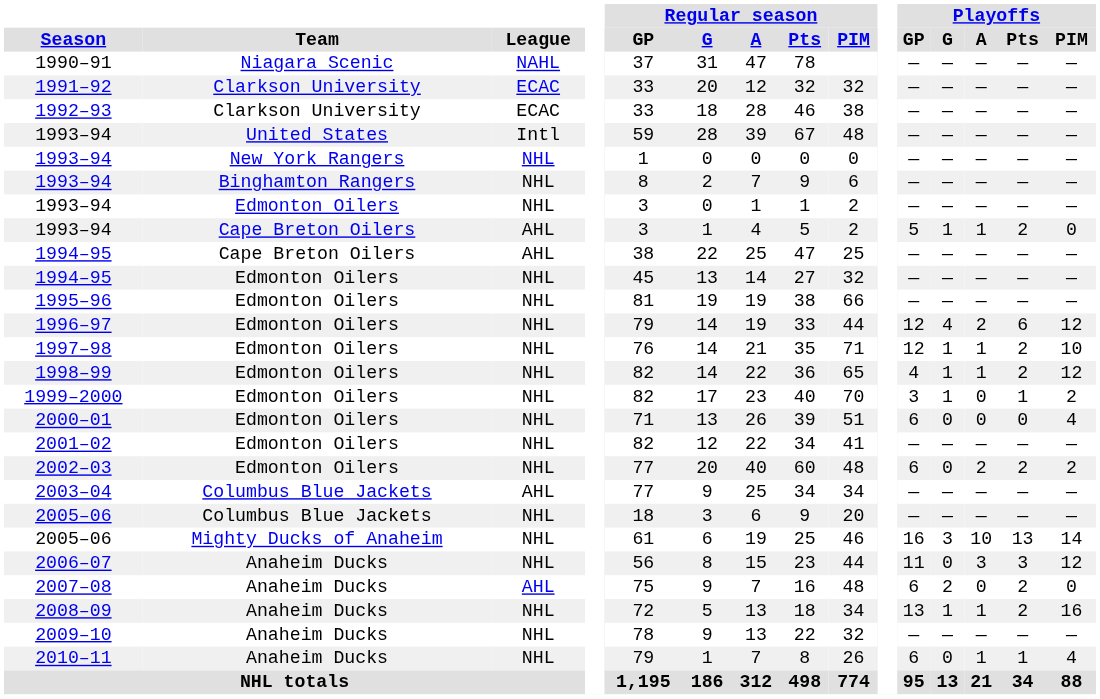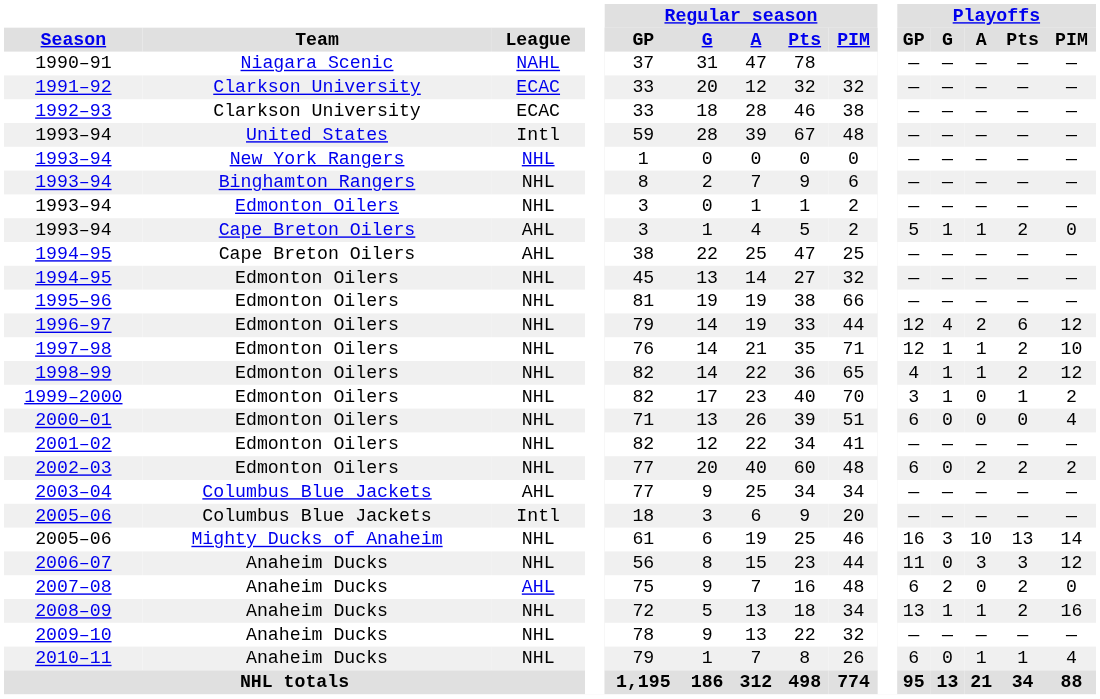(538, 516) NHL -> (538, 516) Intl
